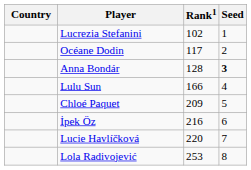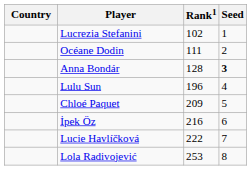(194, 51) 117 -> (194, 51) 111
(194, 86) 166 -> (194, 86) 196
(194, 138) 220 -> (194, 138) 222
